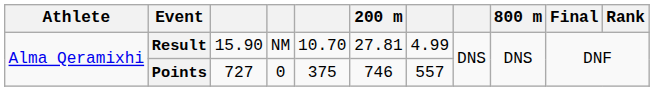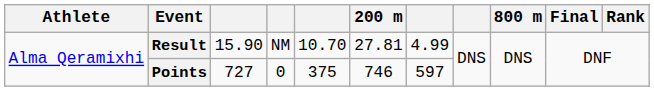(430, 72) 557 -> (430, 72) 597
